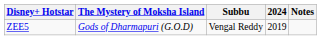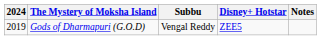columns swapped: (277, 12) <-> (40, 12)
